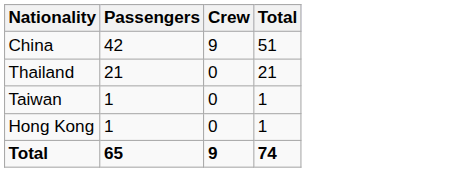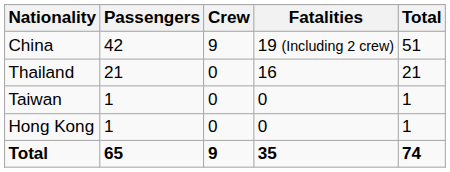+ column: (326, 18)
